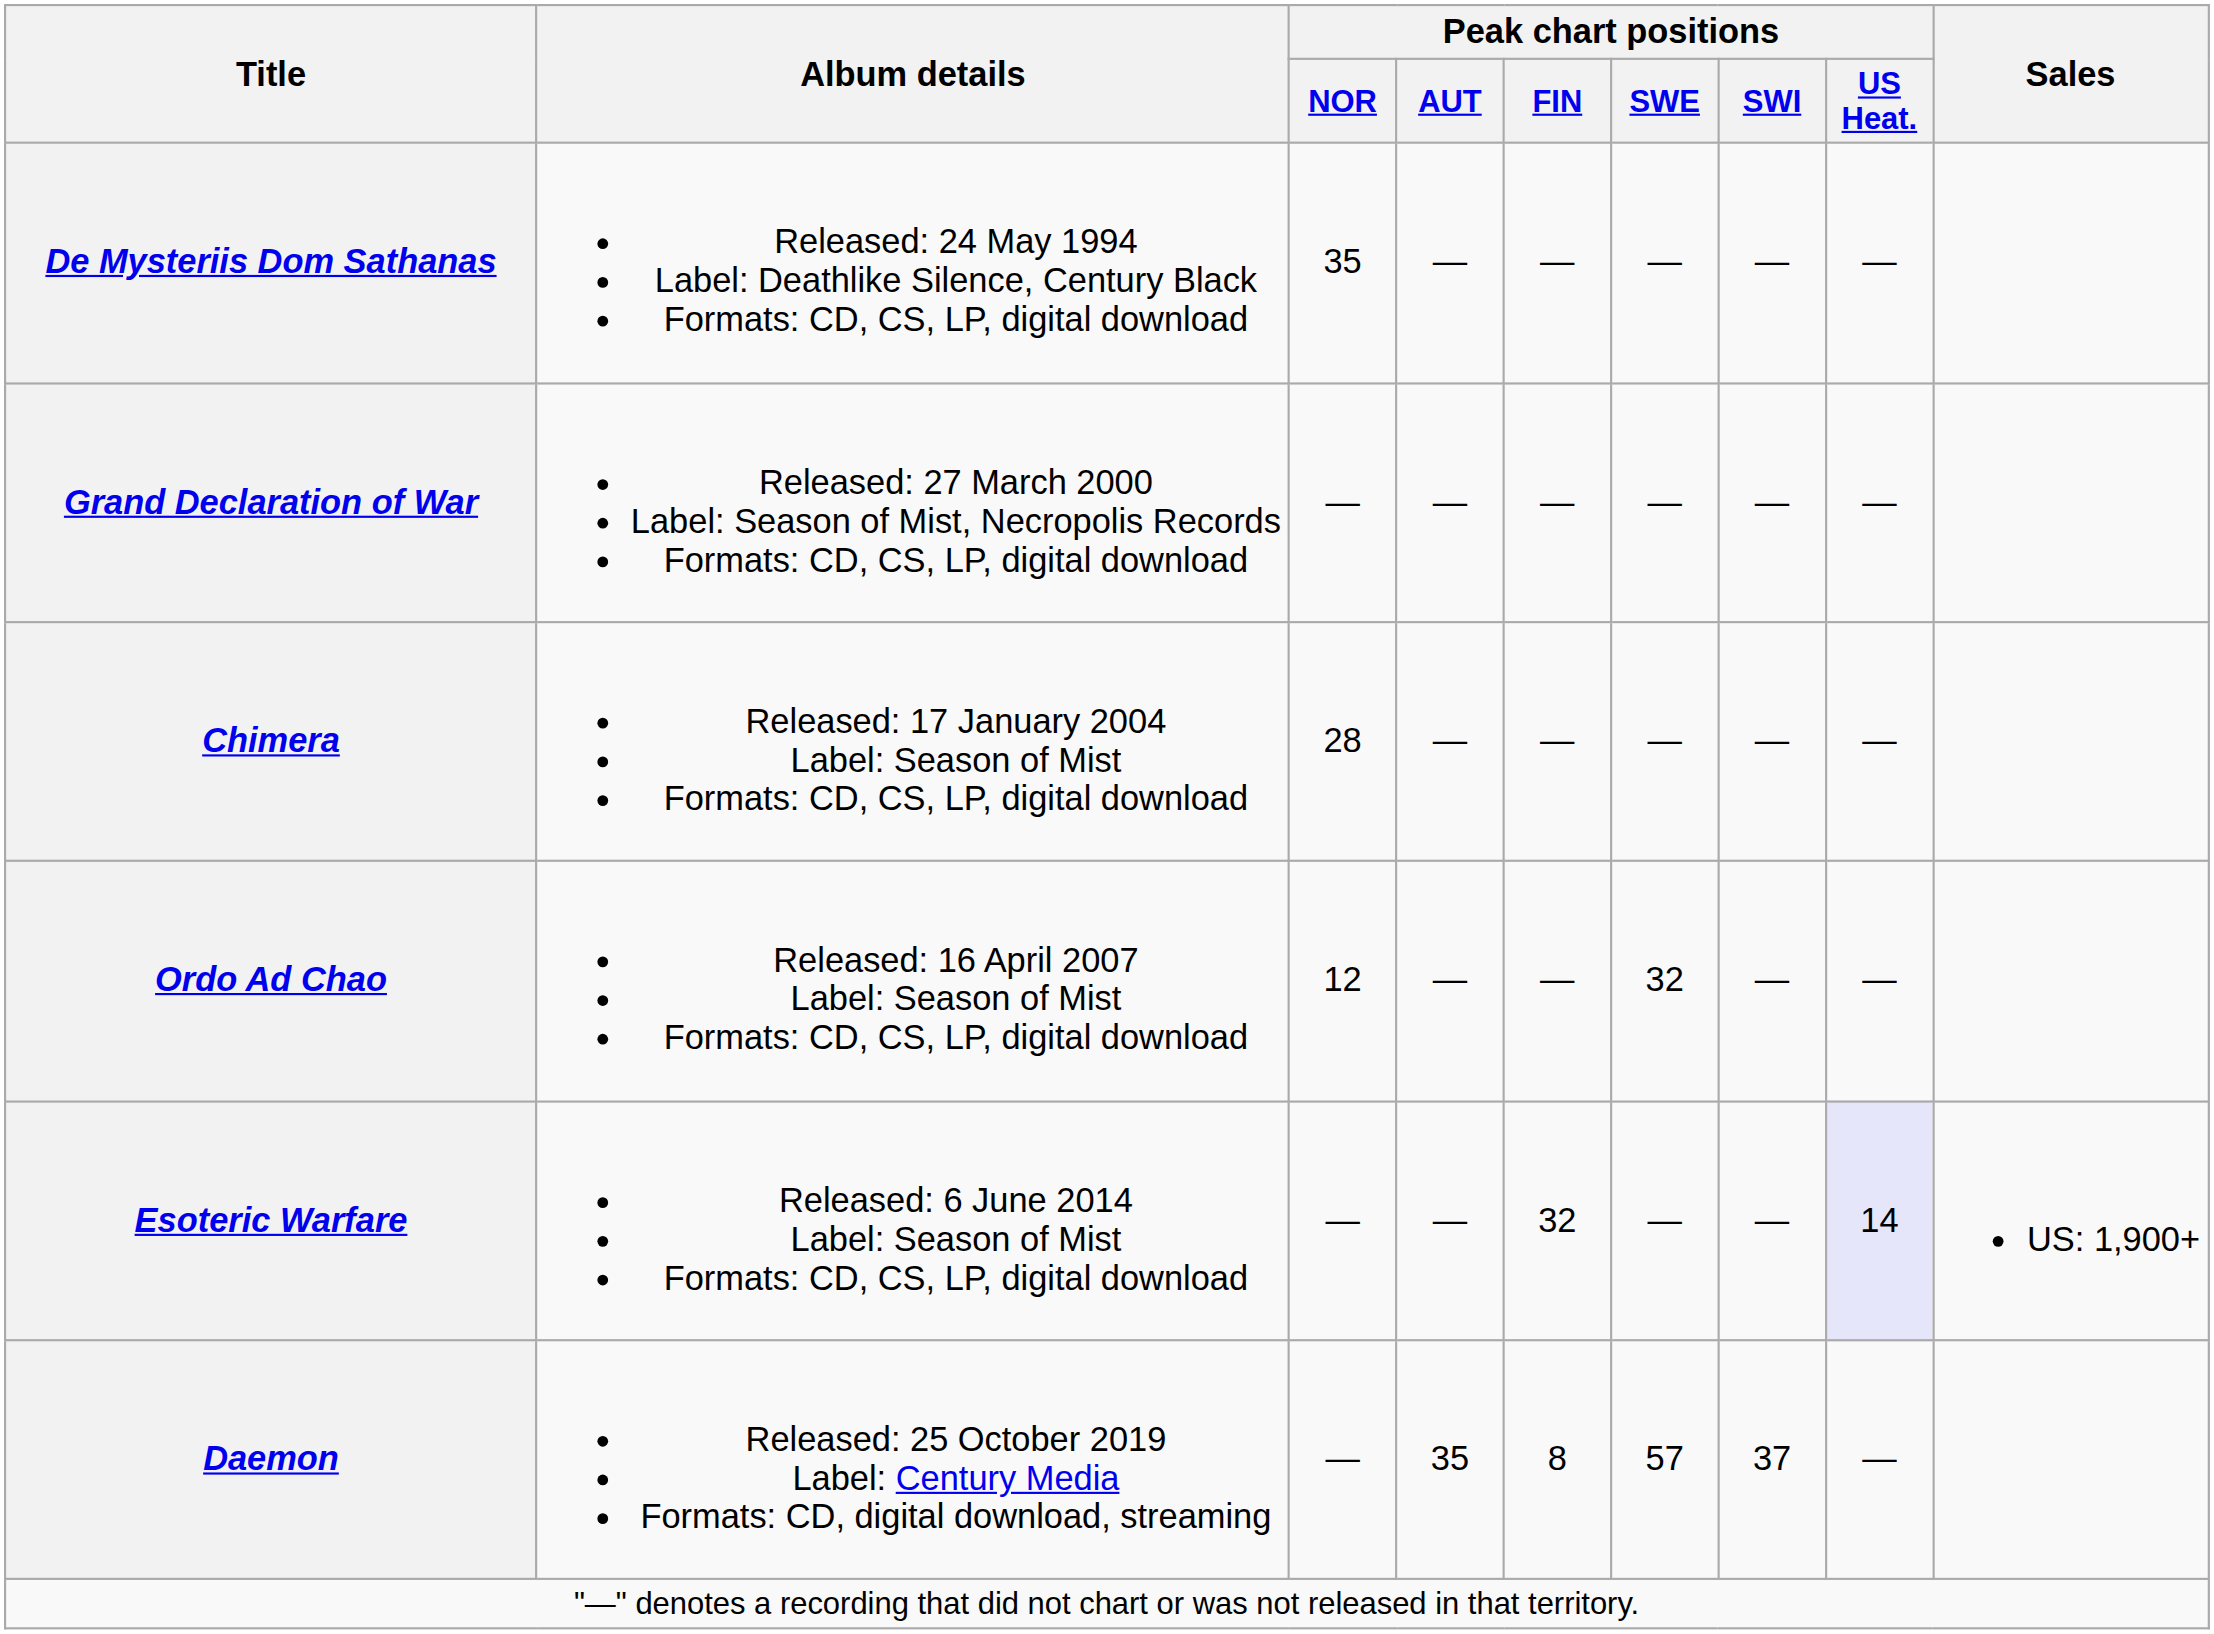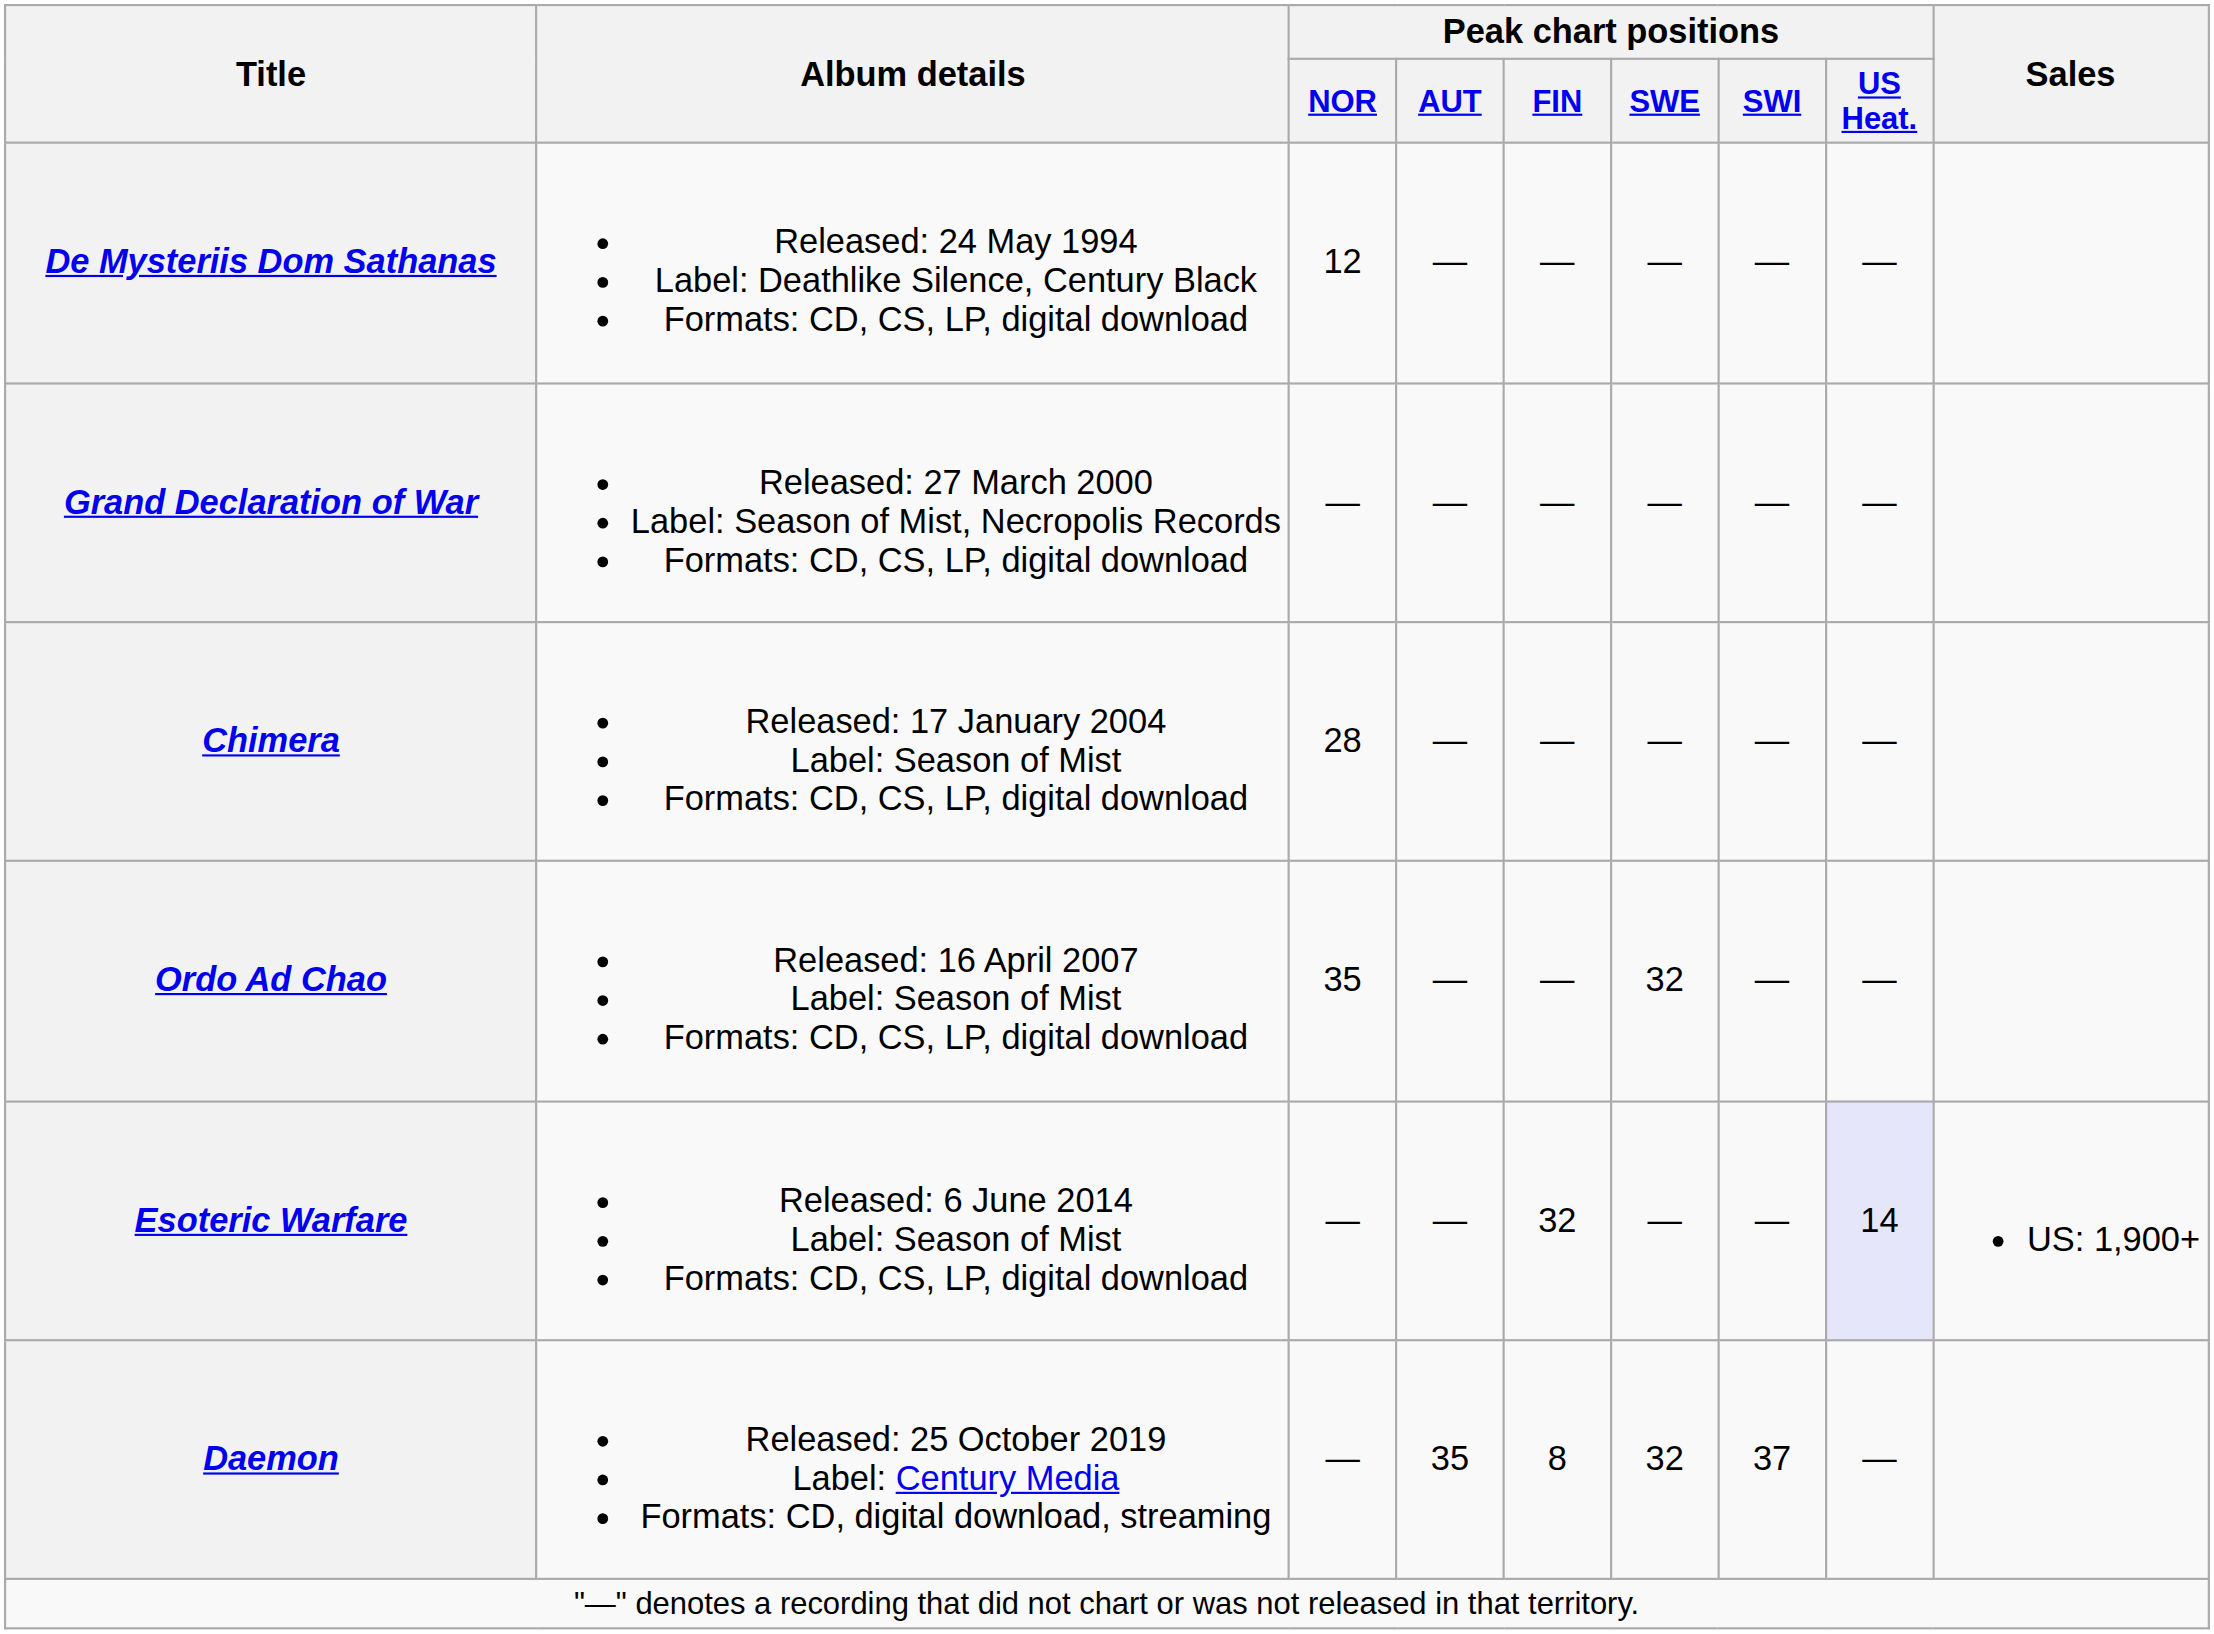(1343, 262) 35 -> (1343, 262) 12
(1343, 980) 12 -> (1343, 980) 35
(1665, 1459) 57 -> (1665, 1459) 32
